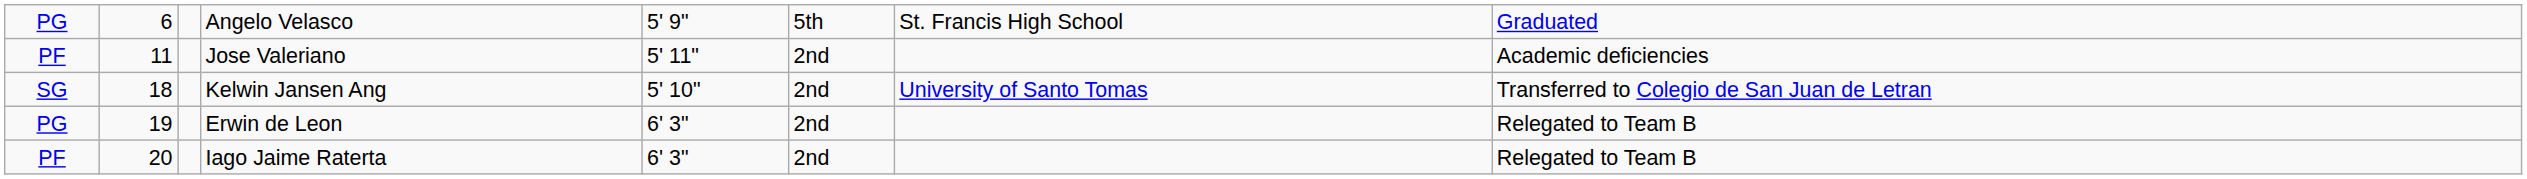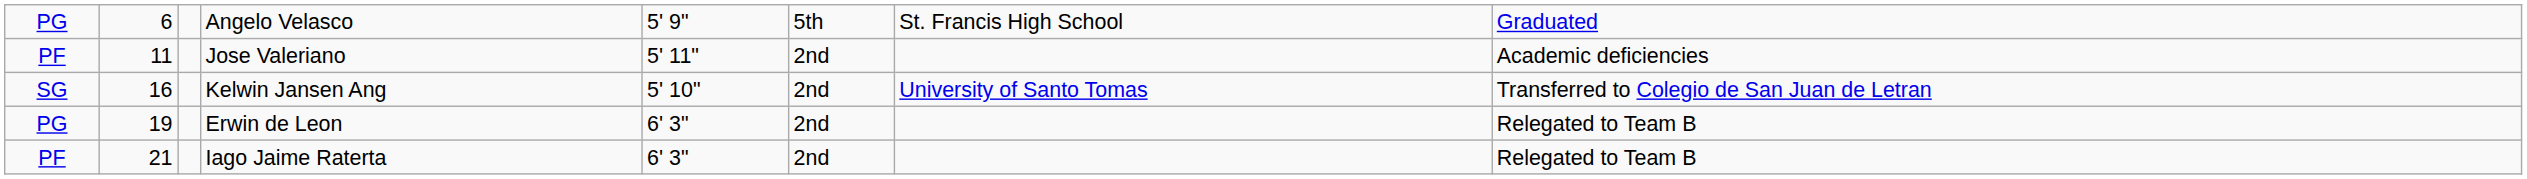(161, 90) 18 -> (161, 90) 16
(161, 158) 20 -> (161, 158) 21
